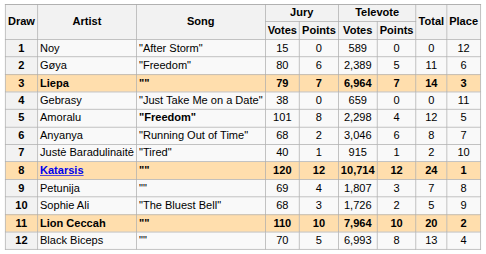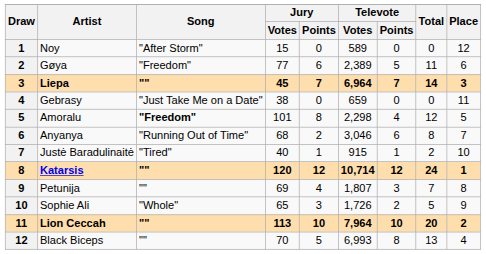(282, 65) 80 -> (282, 65) 77
(282, 83) 79 -> (282, 83) 45
(180, 205) "The Bluest Bell" -> (159, 205) "Whole"
(282, 205) 68 -> (282, 205) 65
(282, 223) 110 -> (282, 223) 113
